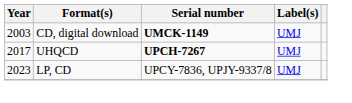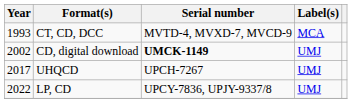+ row: (70, 32)
(19, 32) 2003 -> (19, 51) 2002
(175, 51) bold -> (174, 70) normal
(19, 70) 2023 -> (19, 88) 2022
